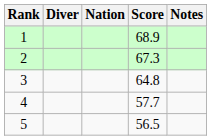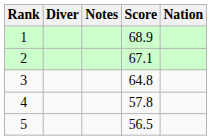columns swapped: (105, 15) <-> (187, 15)
(148, 59) 67.3 -> (141, 59) 67.1
(148, 102) 57.7 -> (141, 102) 57.8
